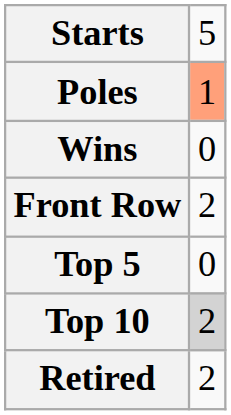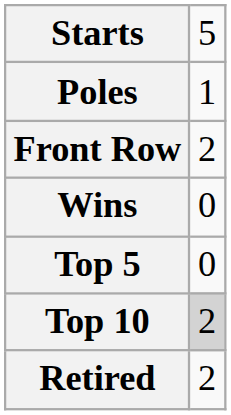(207, 90) lightsalmon background -> (207, 90) no background
rows swapped: (97, 206) <-> (97, 148)
